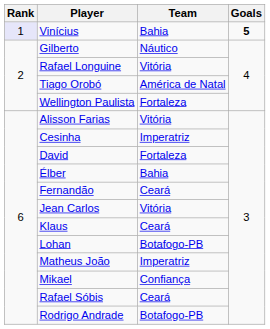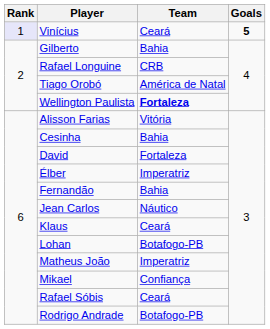(154, 31) Bahia -> (155, 31) Ceará
(159, 48) Náutico -> (154, 48) Bahia
(155, 66) Vitória -> (152, 66) CRB
(163, 102) normal -> (164, 102) bold
(165, 137) Imperatriz -> (154, 137) Bahia
(154, 173) Bahia -> (165, 173) Imperatriz
(155, 191) Ceará -> (154, 191) Bahia
(155, 208) Vitória -> (159, 208) Náutico
